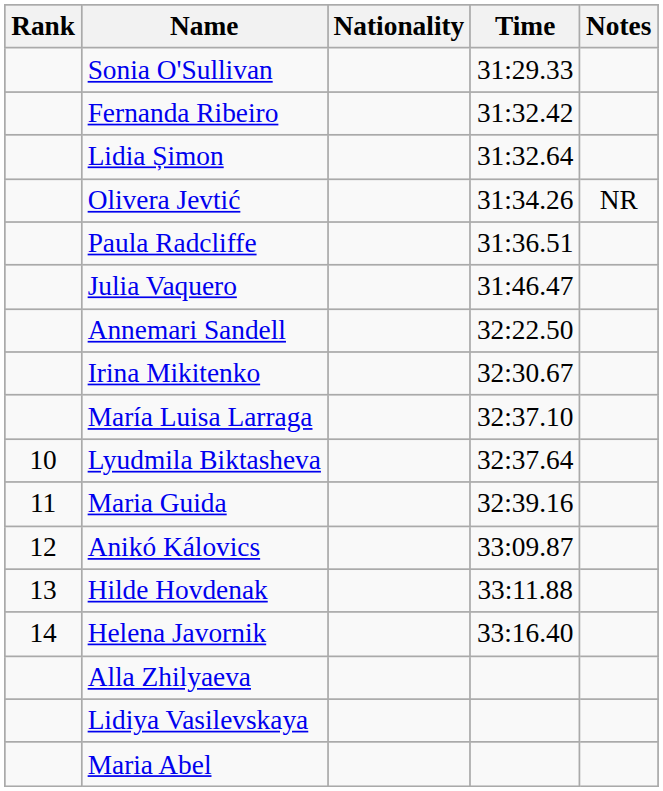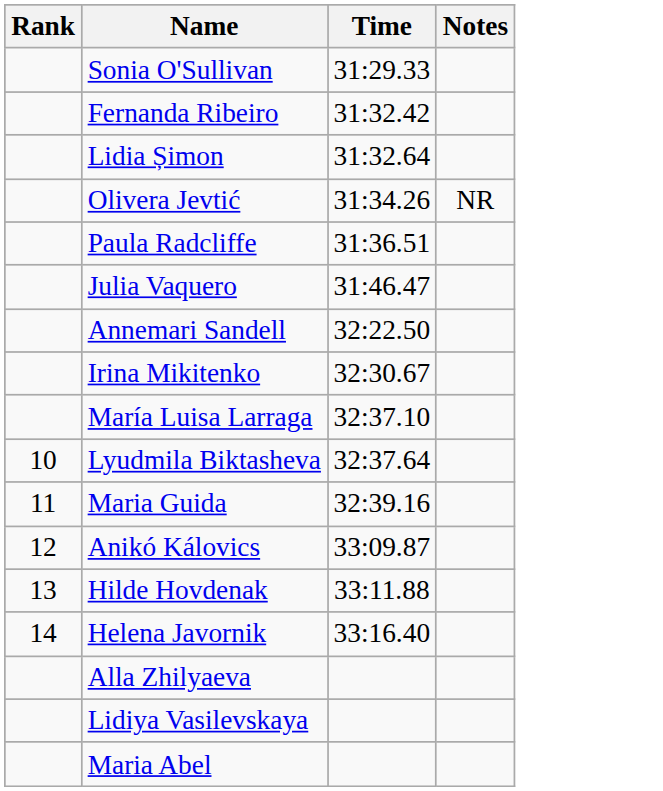- column: (399, 26)
